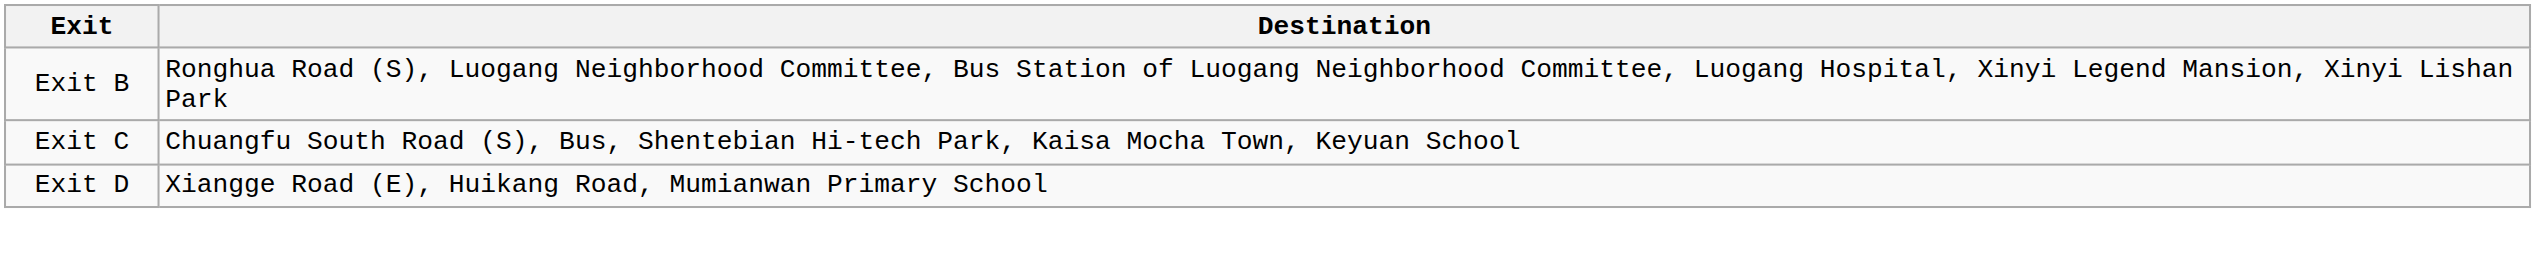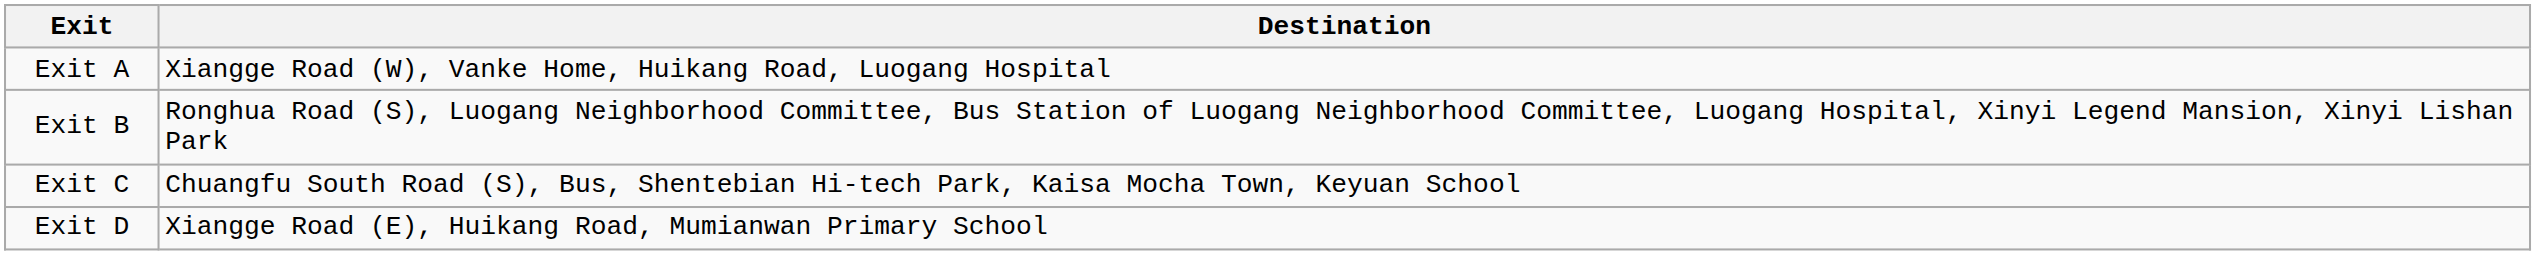+ row: (82, 69)
